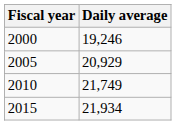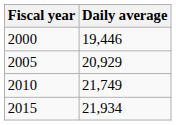(102, 39) 19,246 -> (102, 39) 19,446
